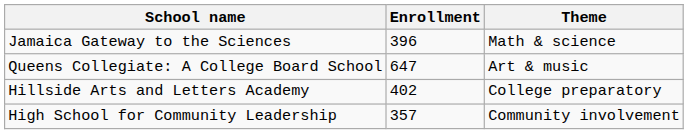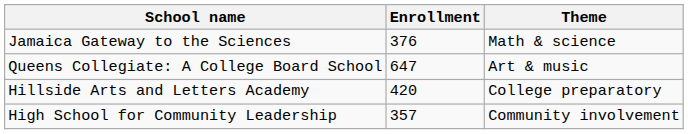(403, 42) 396 -> (403, 42) 376
(403, 91) 402 -> (403, 91) 420
